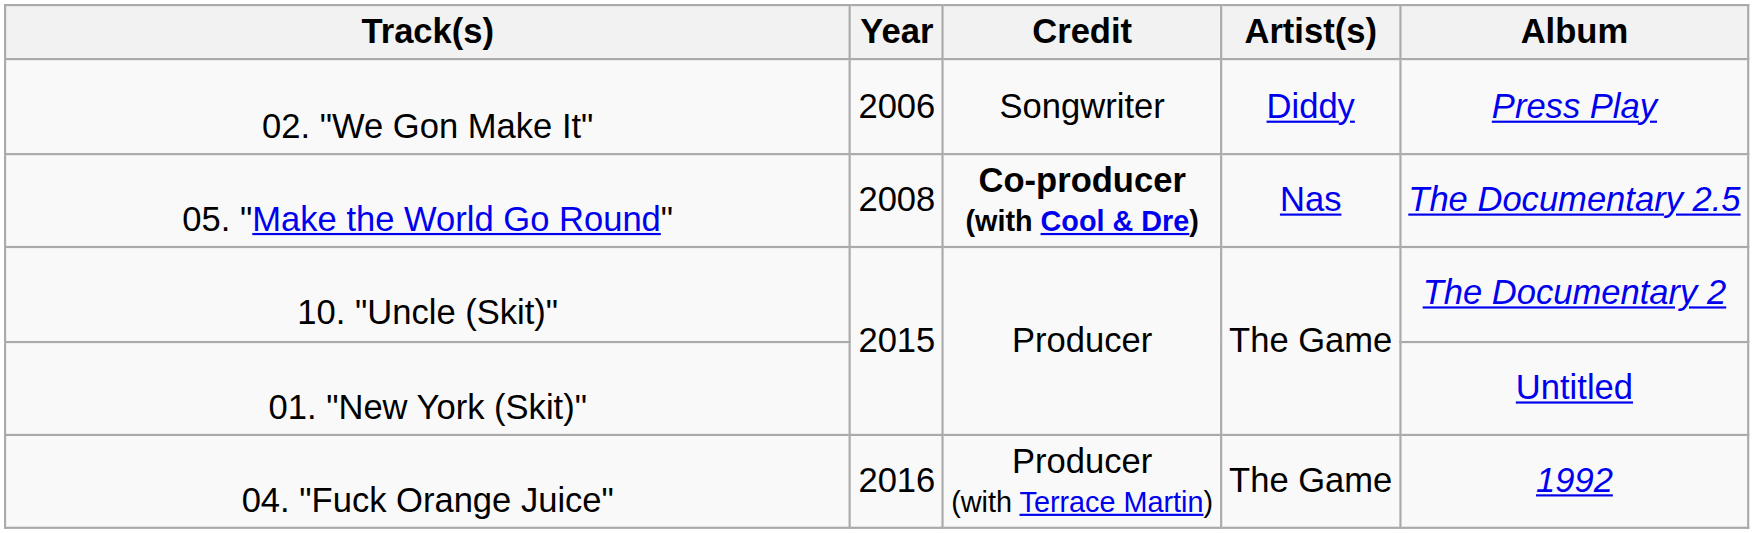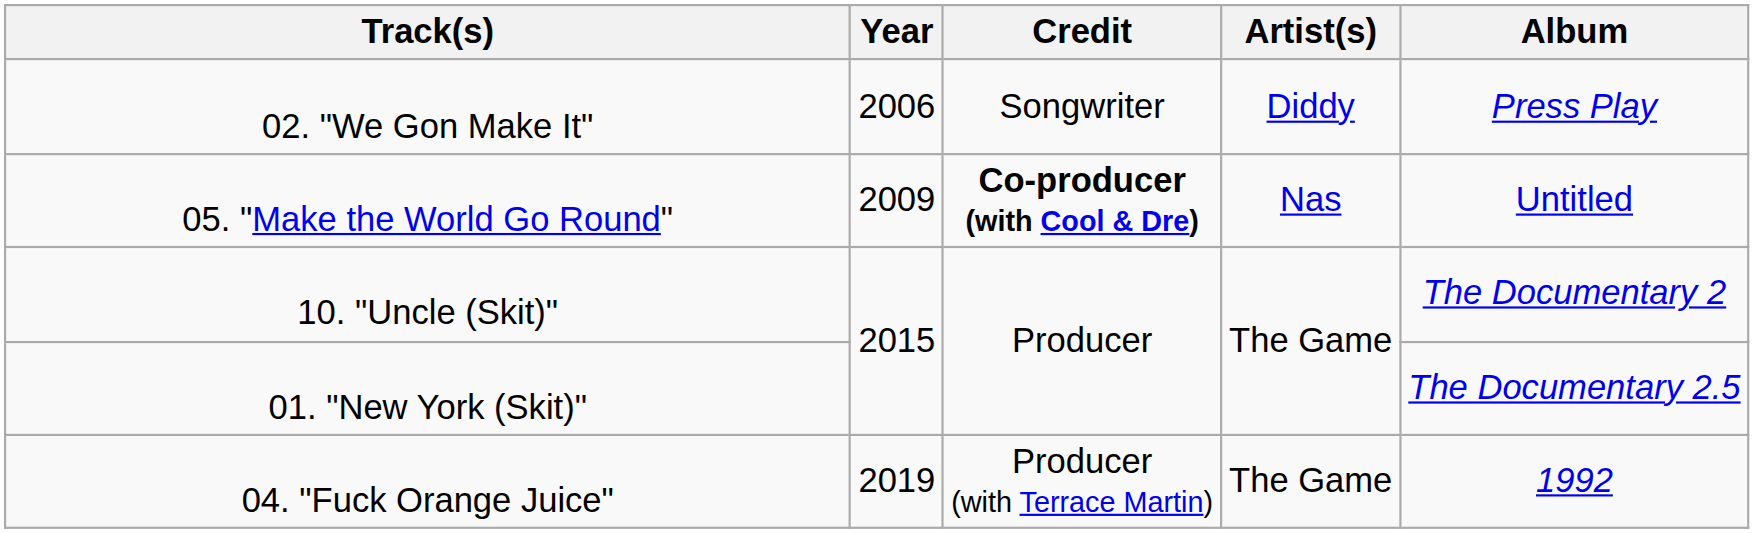(897, 199) 2008 -> (897, 199) 2009
(1574, 199) The Documentary 2.5 -> (1574, 199) Untitled
(1574, 387) Untitled -> (1574, 387) The Documentary 2.5
(897, 480) 2016 -> (897, 480) 2019
